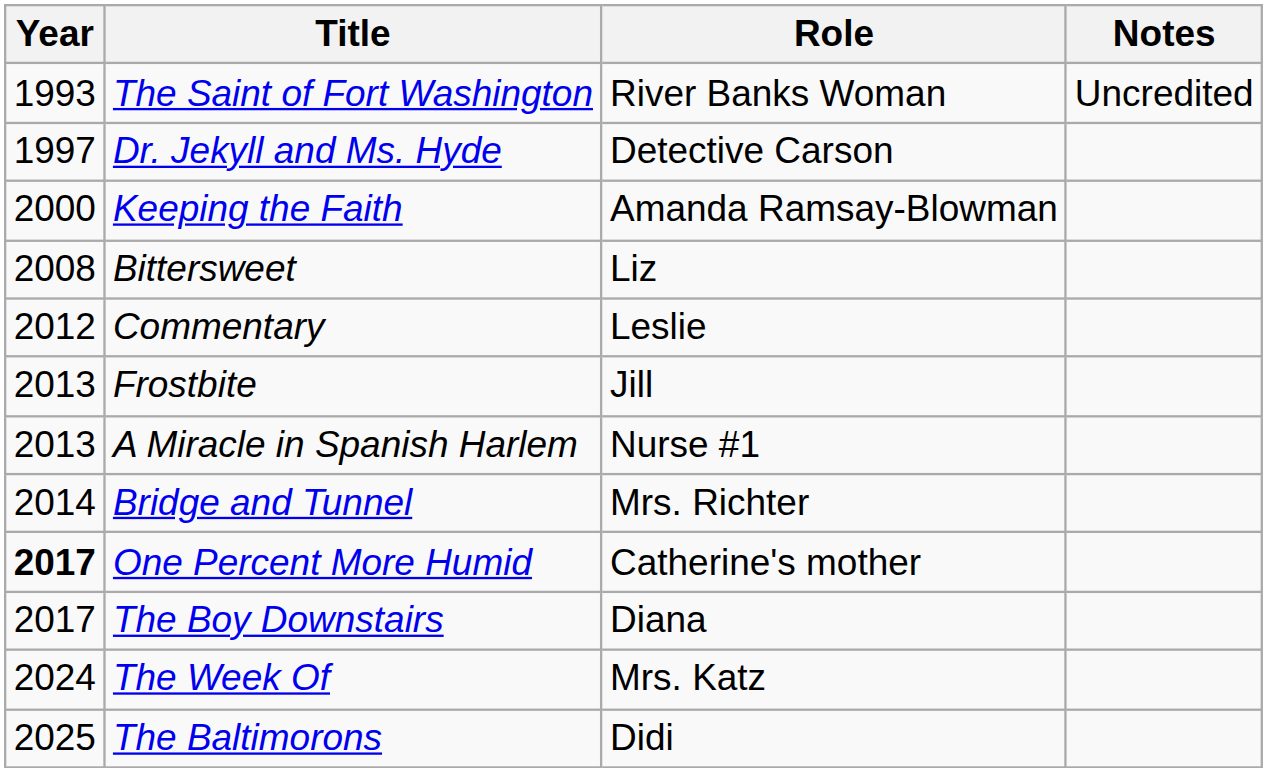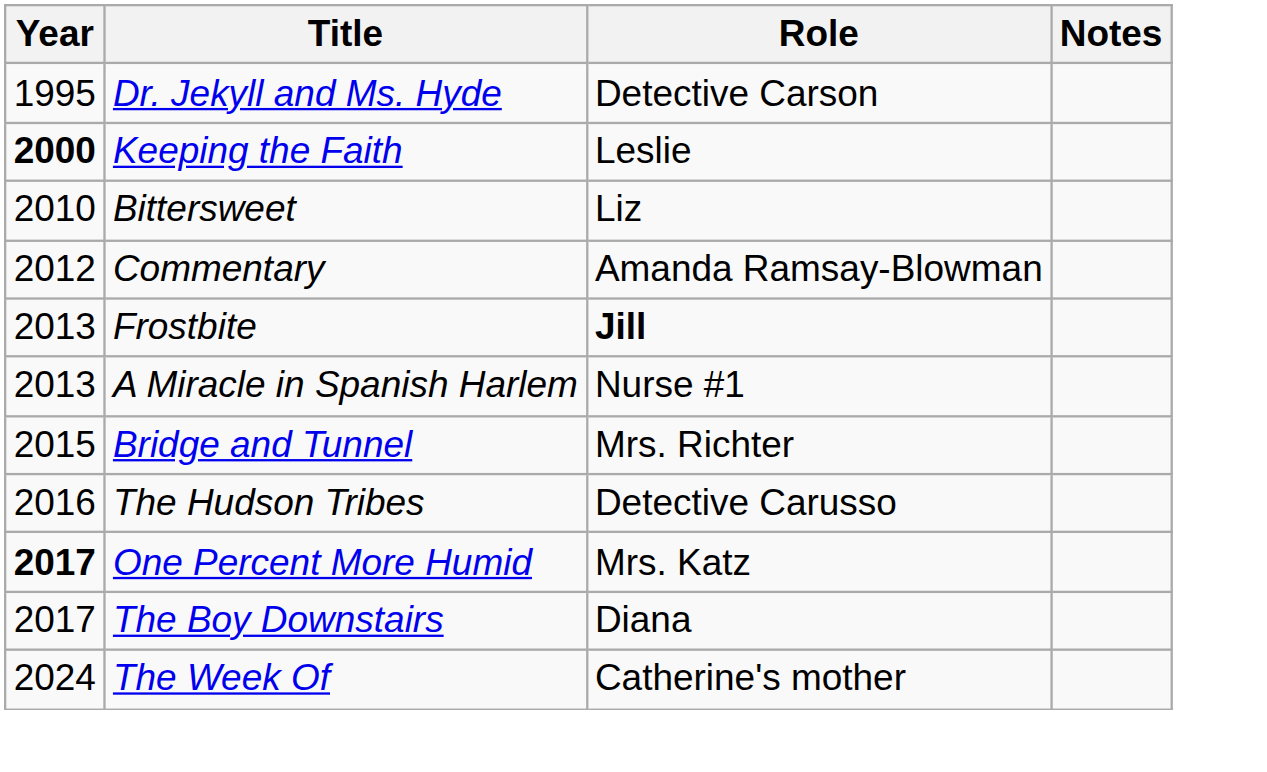- row: (353, 92)
(55, 151) 1997 -> (55, 92) 1995
(55, 209) normal -> (55, 151) bold
(834, 209) Amanda Ramsay-Blowman -> (643, 151) Leslie
(55, 268) 2008 -> (55, 209) 2010
(658, 326) Leslie -> (819, 268) Amanda Ramsay-Blowman
(632, 385) normal -> (621, 326) bold
(55, 502) 2014 -> (55, 444) 2015
+ row: (269, 502)
(766, 561) Catherine's mother -> (673, 561) Mrs. Katz
(688, 678) Mrs. Katz -> (750, 678) Catherine's mother
- row: (247, 737)
